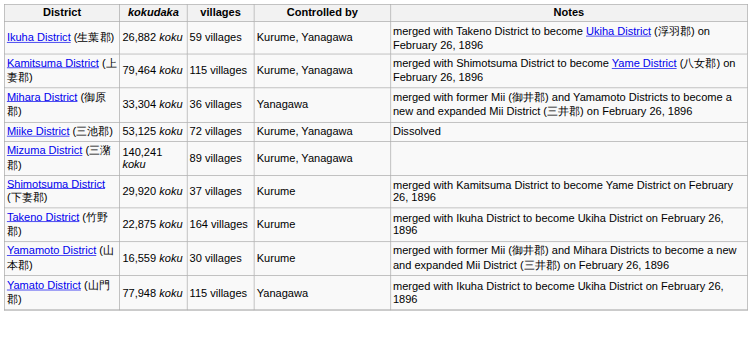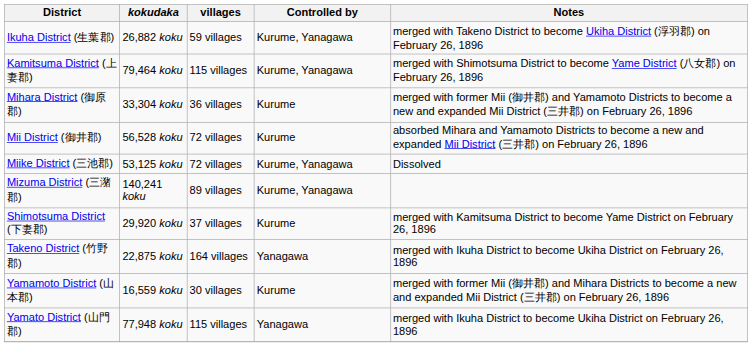(282, 105) Yanagawa -> (276, 105) Kurume
+ row: (54, 137)
(276, 224) Kurume -> (282, 256) Yanagawa
